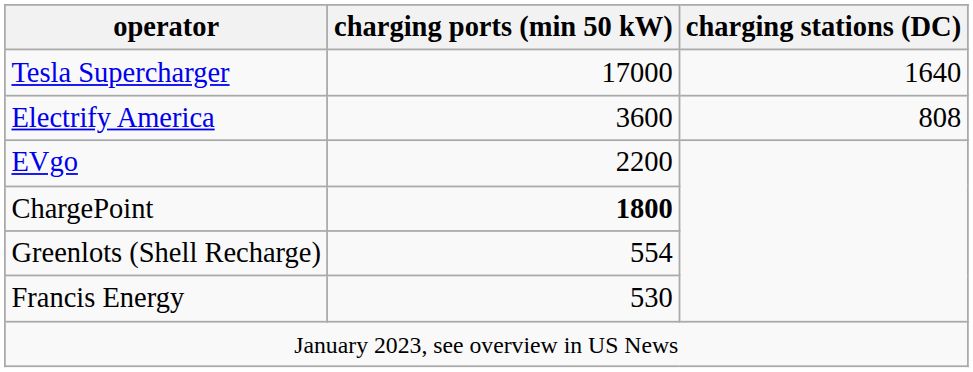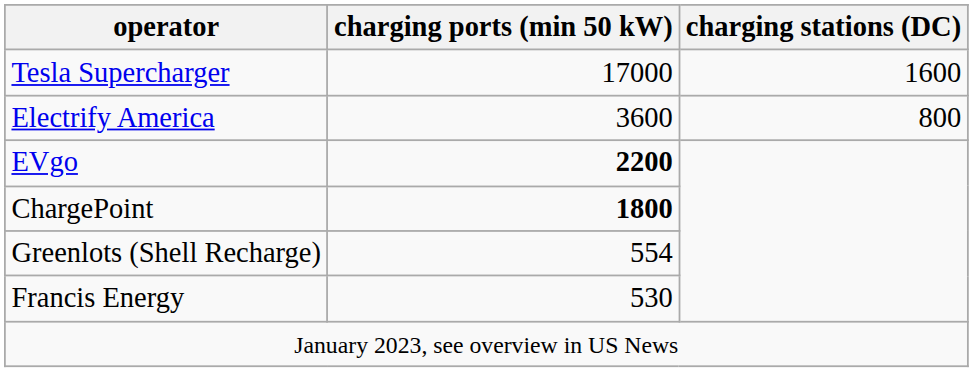(933, 72) 1640 -> (933, 72) 1600
(940, 117) 808 -> (940, 117) 800
(644, 162) normal -> (644, 162) bold
